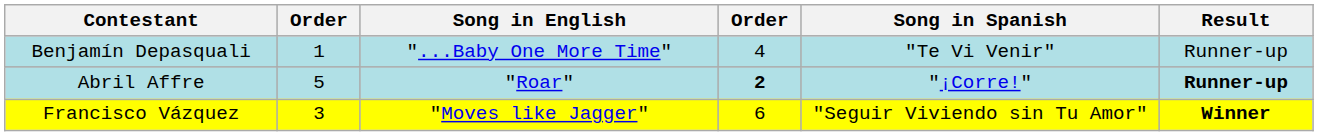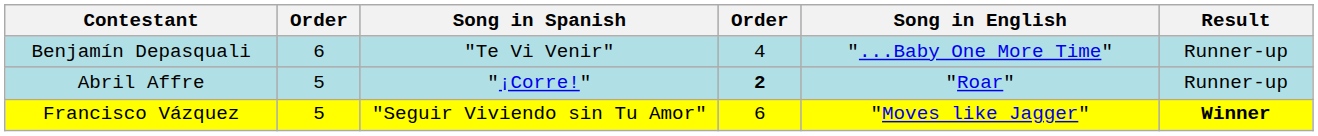columns swapped: (980, 20) <-> (539, 20)
(319, 52) 1 -> (319, 52) 6
(1236, 83) bold -> (1236, 83) normal
(319, 114) 3 -> (319, 114) 5
